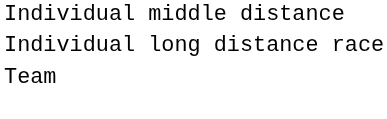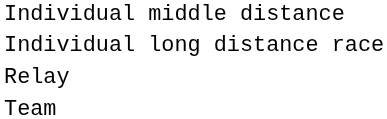+ row: (37, 77)
